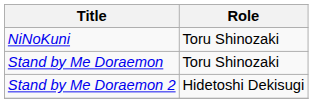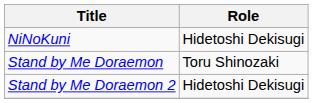(231, 39) Toru Shinozaki -> (243, 39) Hidetoshi Dekisugi
